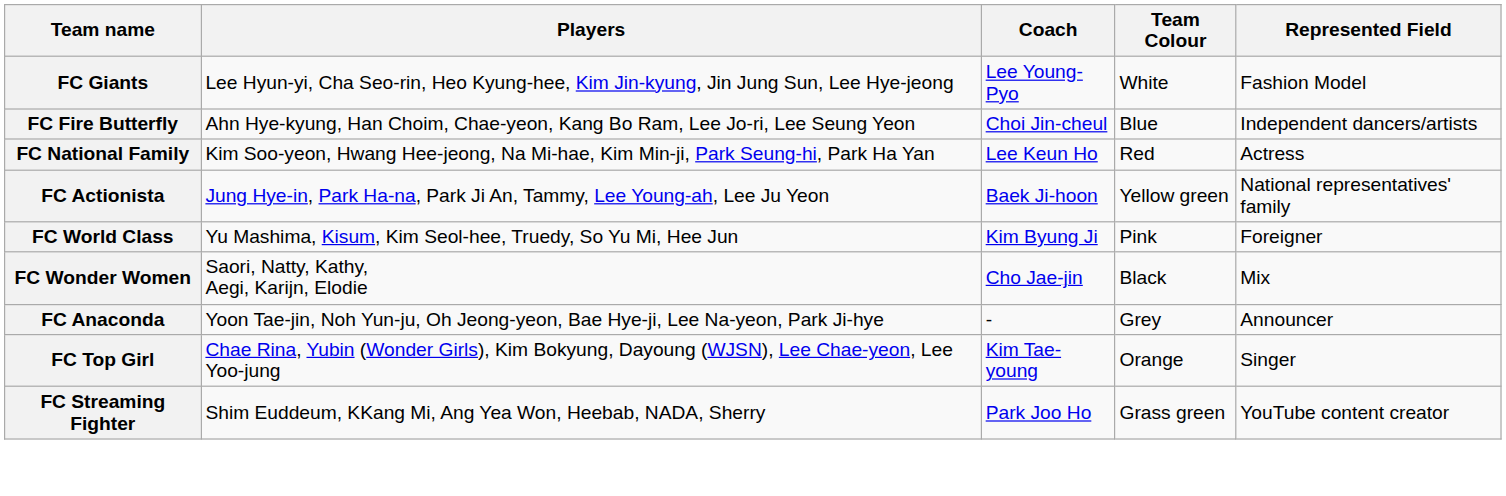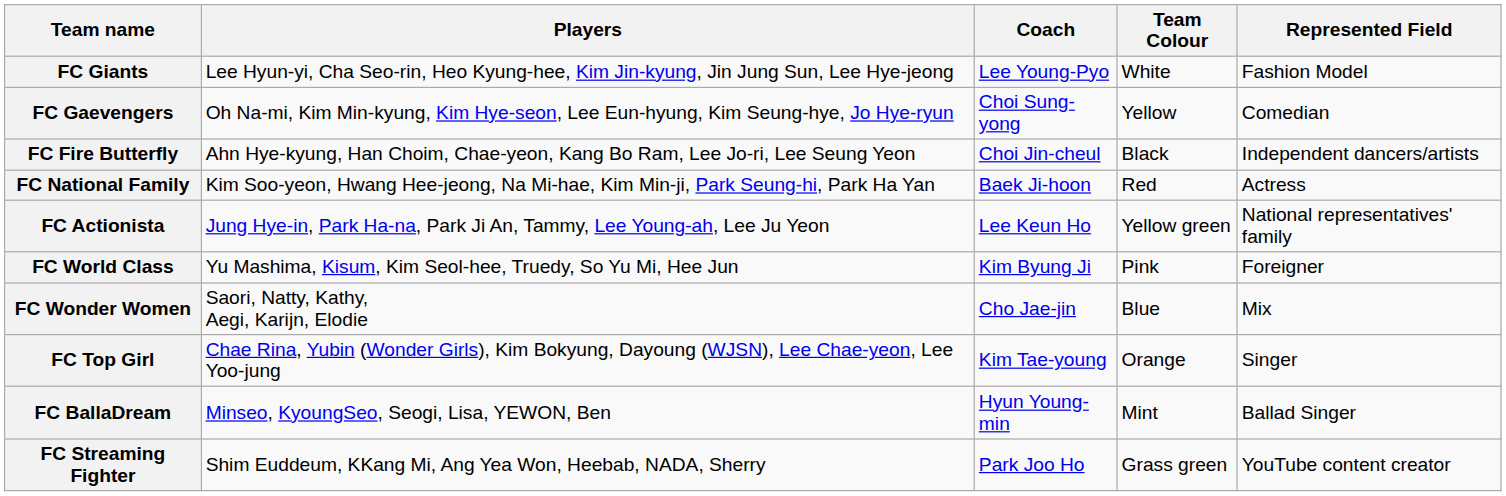+ row: (103, 113)
(1139, 123) Blue -> (1145, 154) Black
(1042, 154) Lee Keun Ho -> (1035, 184) Baek Ji-hoon
(1042, 195) Baek Ji-hoon -> (1035, 225) Lee Keun Ho
(1143, 278) Black -> (1141, 308) Blue
- row: (103, 319)
+ row: (103, 412)
